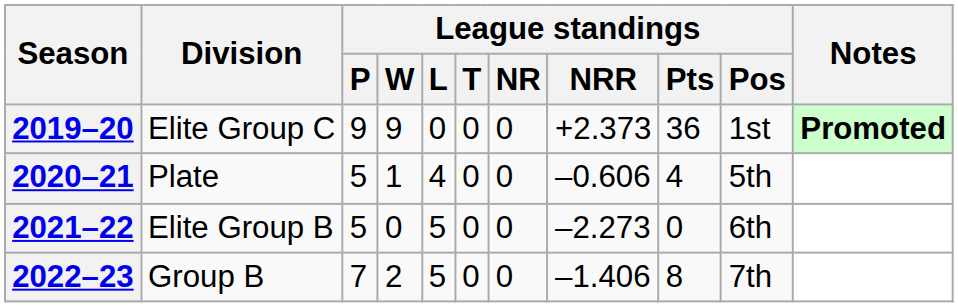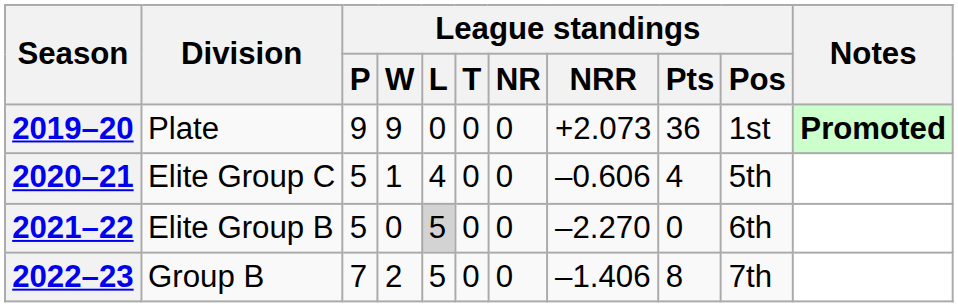(242, 128) Elite Group C -> (184, 128) Plate
(603, 128) +2.373 -> (603, 128) +2.073
(184, 177) Plate -> (242, 177) Elite Group C
(437, 227) no background -> (437, 227) lightgrey background
(603, 227) –2.273 -> (603, 227) –2.270
